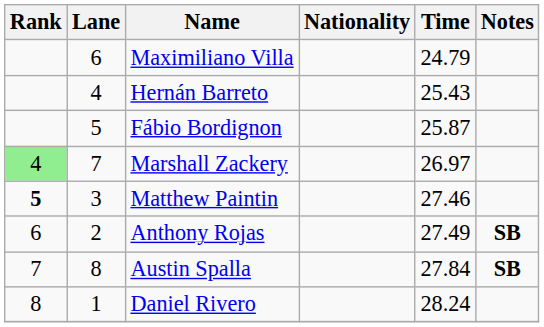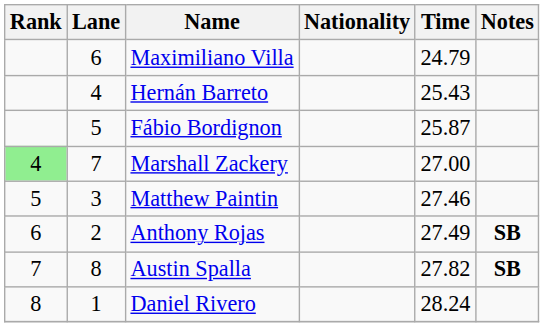(445, 163) 26.97 -> (445, 163) 27.00
(36, 198) bold -> (36, 198) normal
(445, 269) 27.84 -> (445, 269) 27.82
